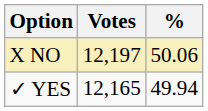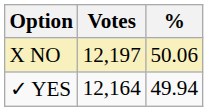(112, 88) 12,165 -> (112, 88) 12,164
